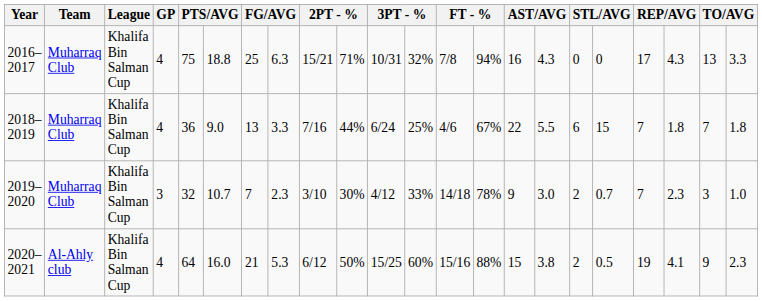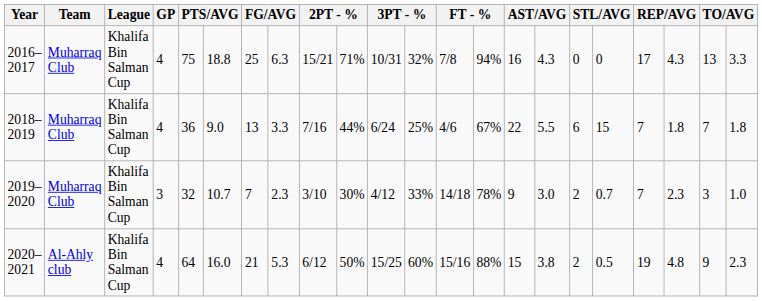(676, 262) 4.1 -> (676, 262) 4.8
